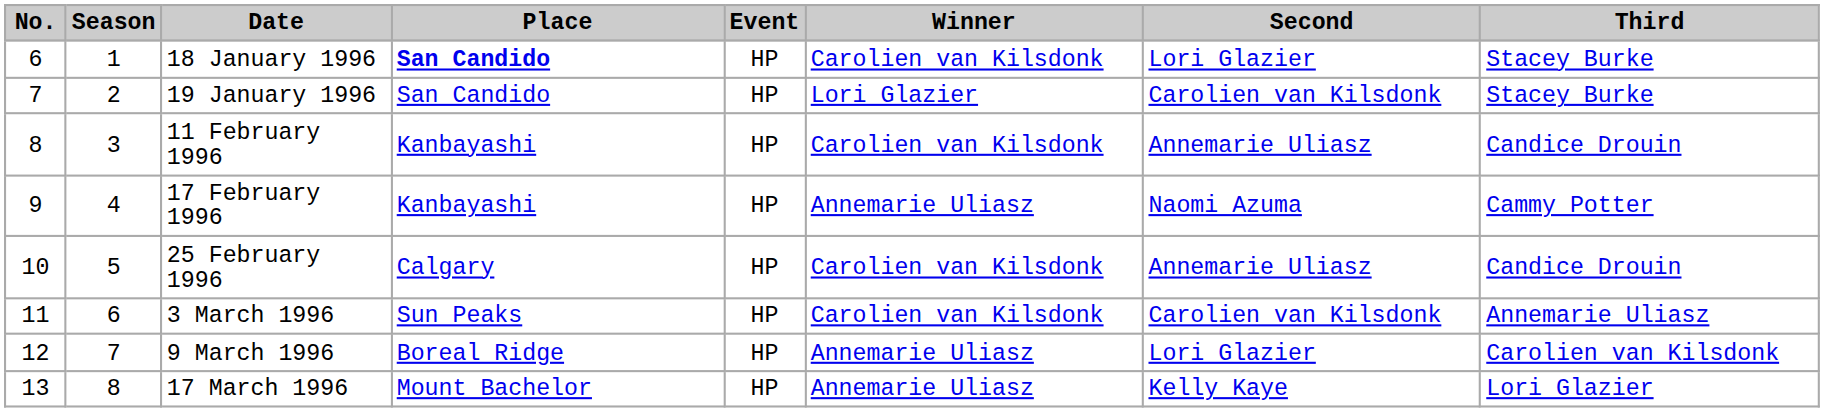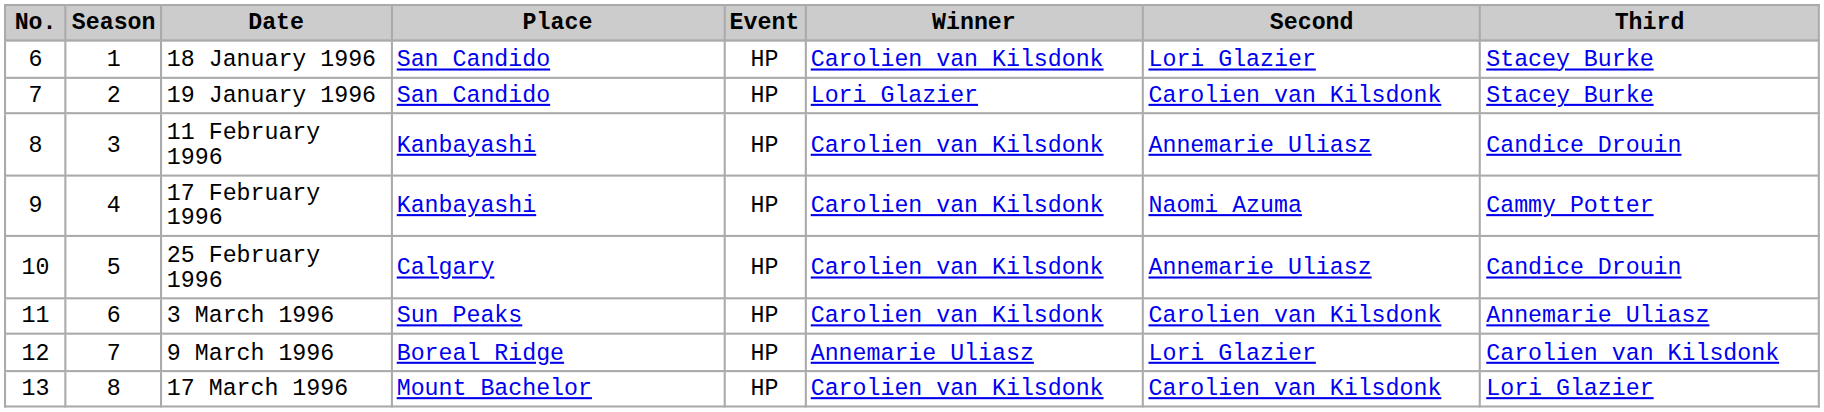(473, 60) bold -> (473, 60) normal
(922, 206) Annemarie Uliasz -> (957, 206) Carolien van Kilsdonk
(922, 389) Annemarie Uliasz -> (957, 389) Carolien van Kilsdonk
(1218, 389) Kelly Kaye -> (1295, 389) Carolien van Kilsdonk
